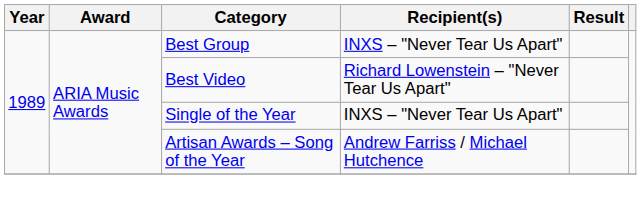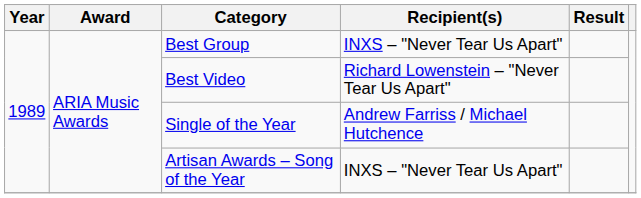(453, 115) INXS – "Never Tear Us Apart" -> (435, 124) Andrew Farriss / Michael Hutchence
(435, 151) Andrew Farriss / Michael Hutchence -> (453, 170) INXS – "Never Tear Us Apart"
